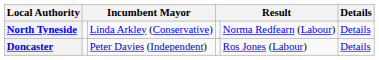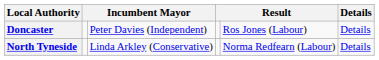rows swapped: (30, 47) <-> (42, 30)
